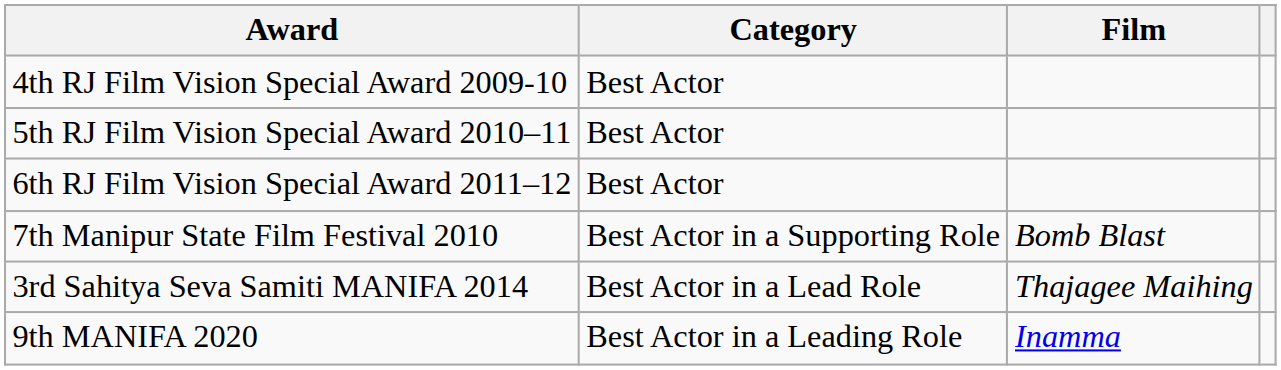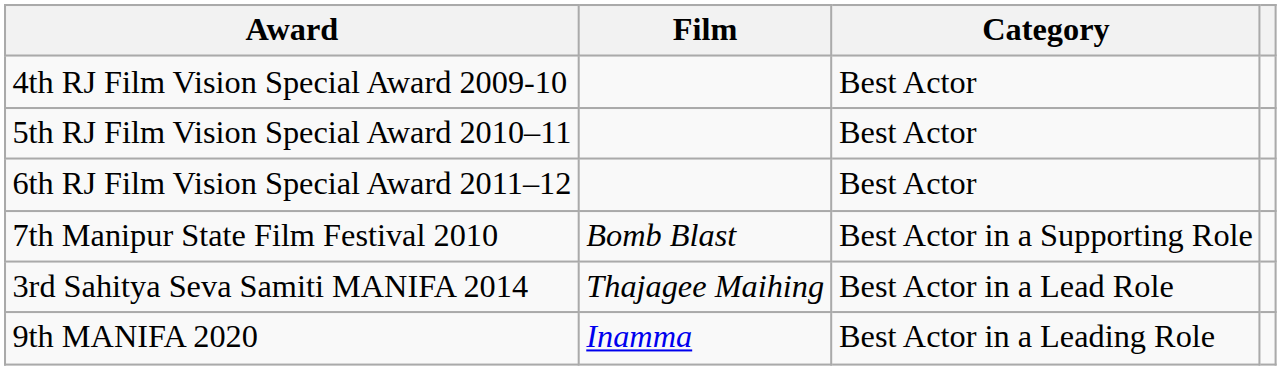columns swapped: (793, 30) <-> (1134, 30)
